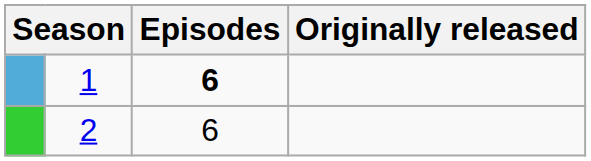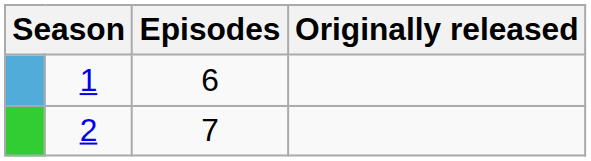(210, 79) bold -> (210, 79) normal
(210, 130) 6 -> (210, 130) 7
